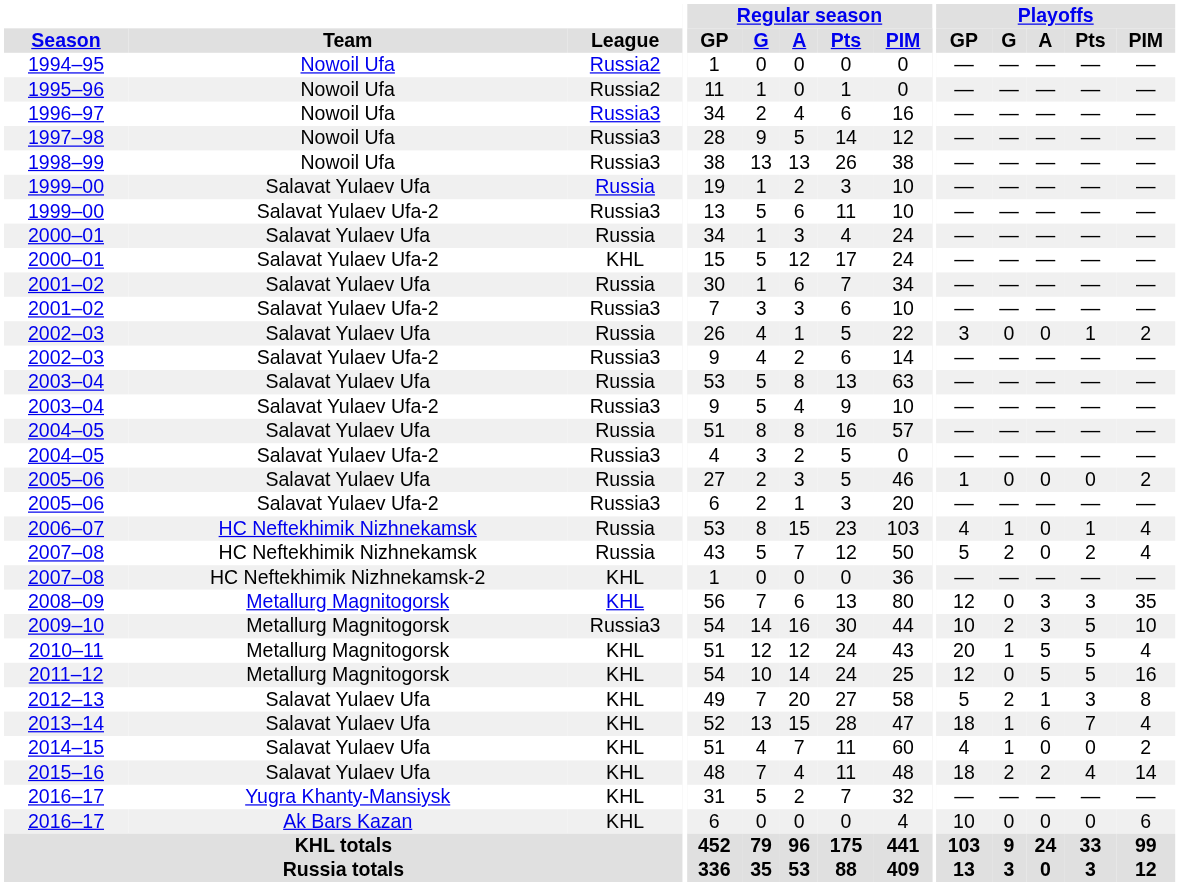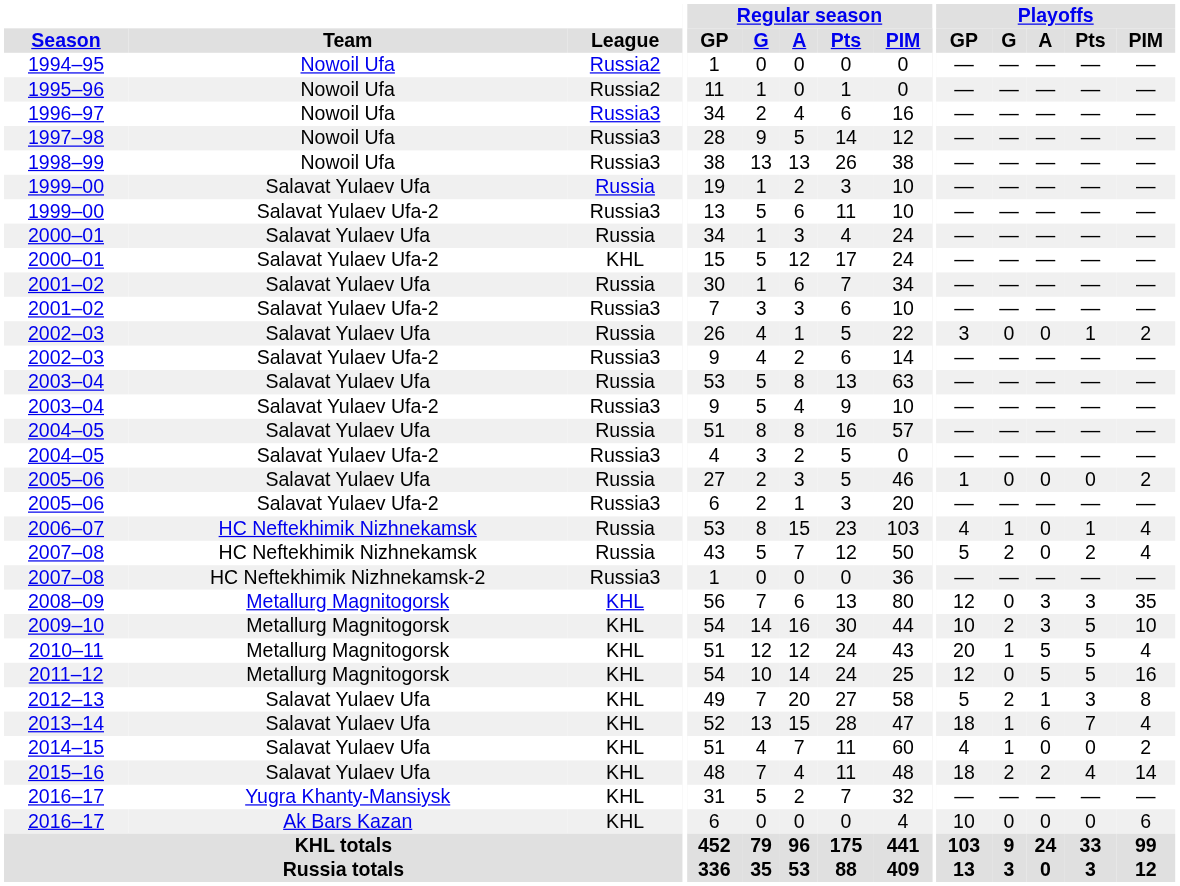(625, 577) KHL -> (625, 577) Russia3
(625, 626) Russia3 -> (625, 626) KHL
